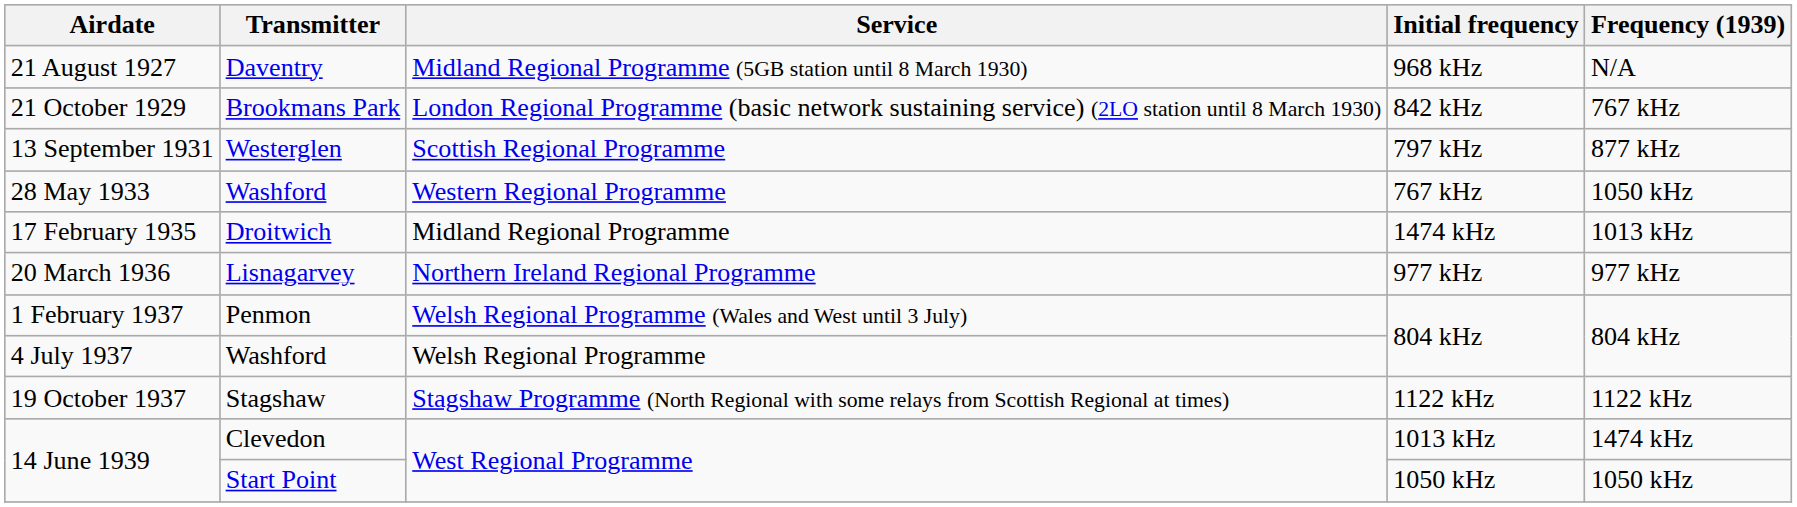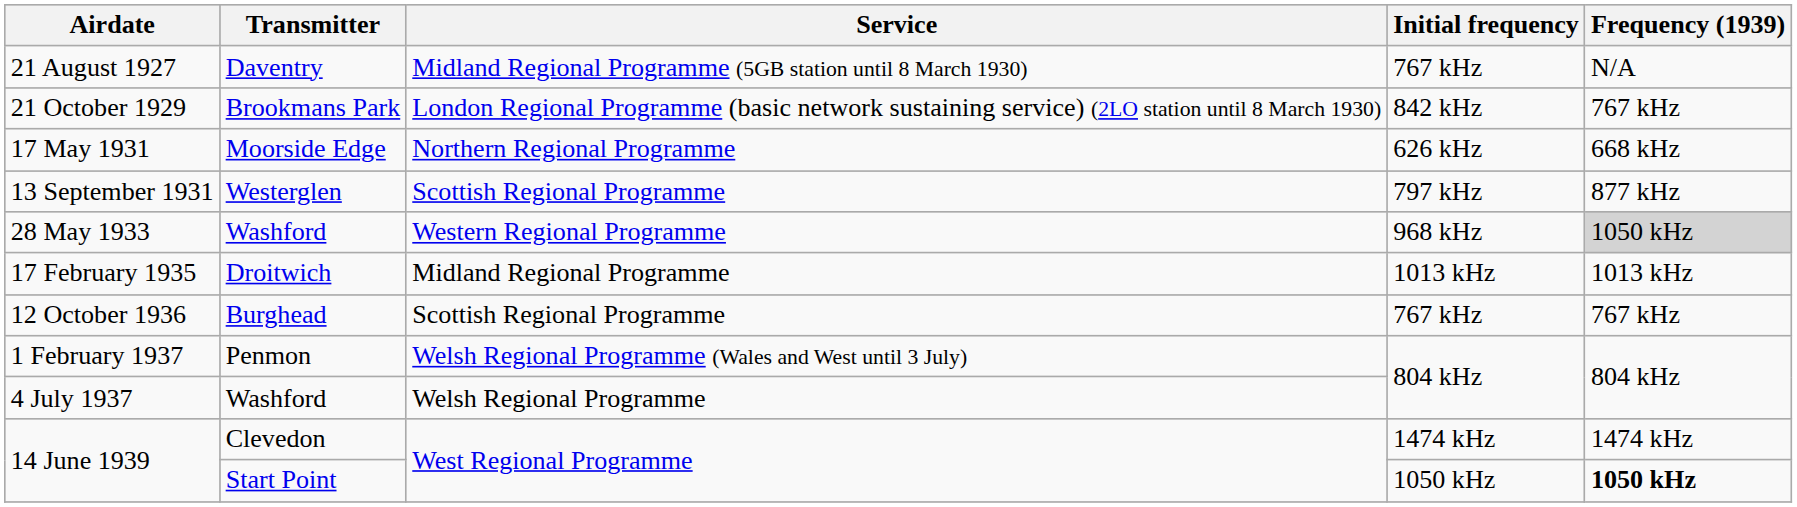(1438, 66) 968 kHz -> (1438, 66) 767 kHz
+ row: (80, 149)
(1438, 190) 767 kHz -> (1438, 231) 968 kHz
(1642, 190) no background -> (1642, 231) lightgrey background
(1444, 231) 1474 kHz -> (1444, 273) 1013 kHz
- row: (91, 273)
+ row: (98, 314)
- row: (98, 397)
(1444, 438) 1013 kHz -> (1444, 438) 1474 kHz
(1642, 480) normal -> (1643, 480) bold
